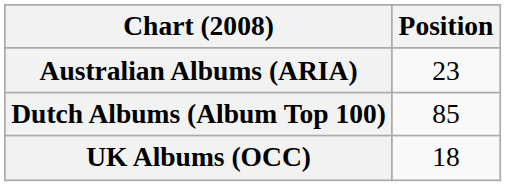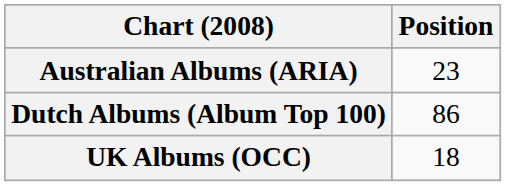(446, 113) 85 -> (446, 113) 86
